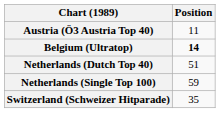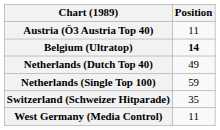(194, 64) 51 -> (194, 64) 49
+ row: (88, 116)
